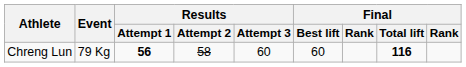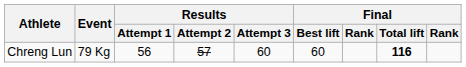(144, 53) bold -> (144, 53) normal
(204, 53) 58 -> (204, 53) 57
